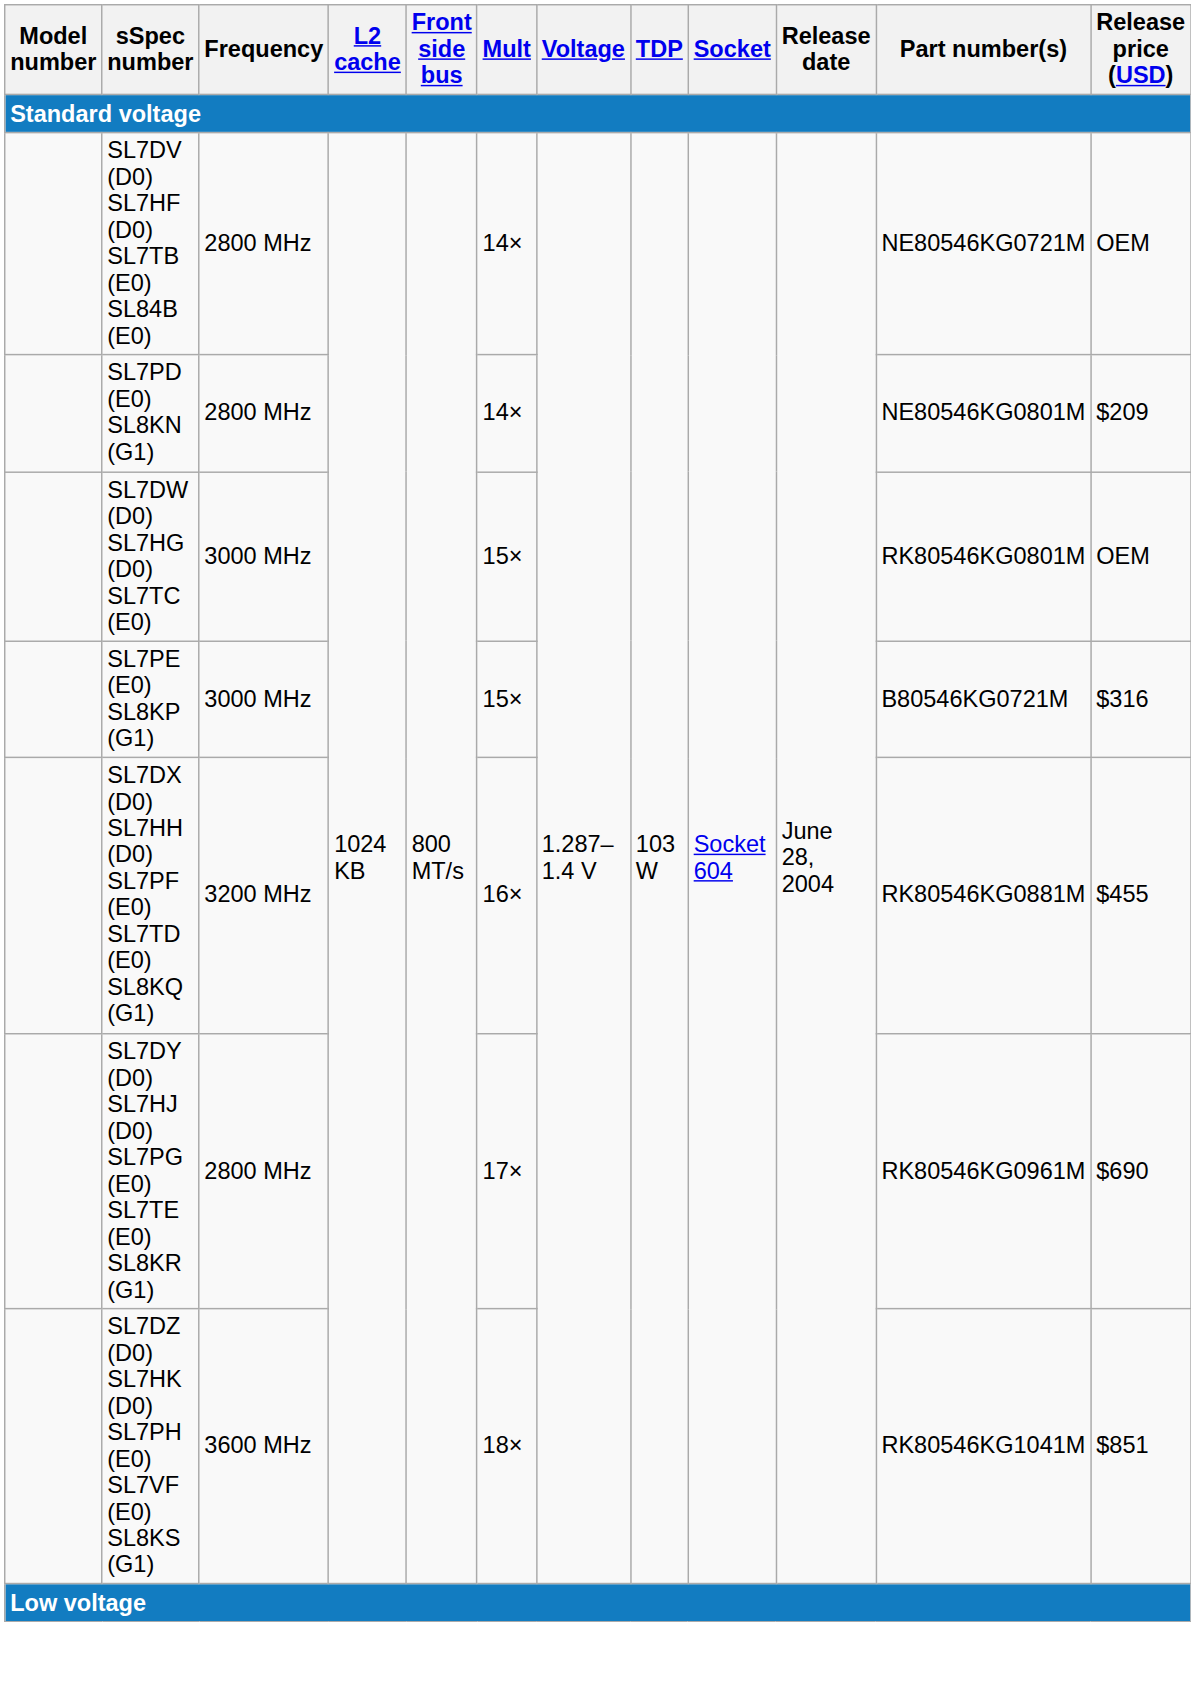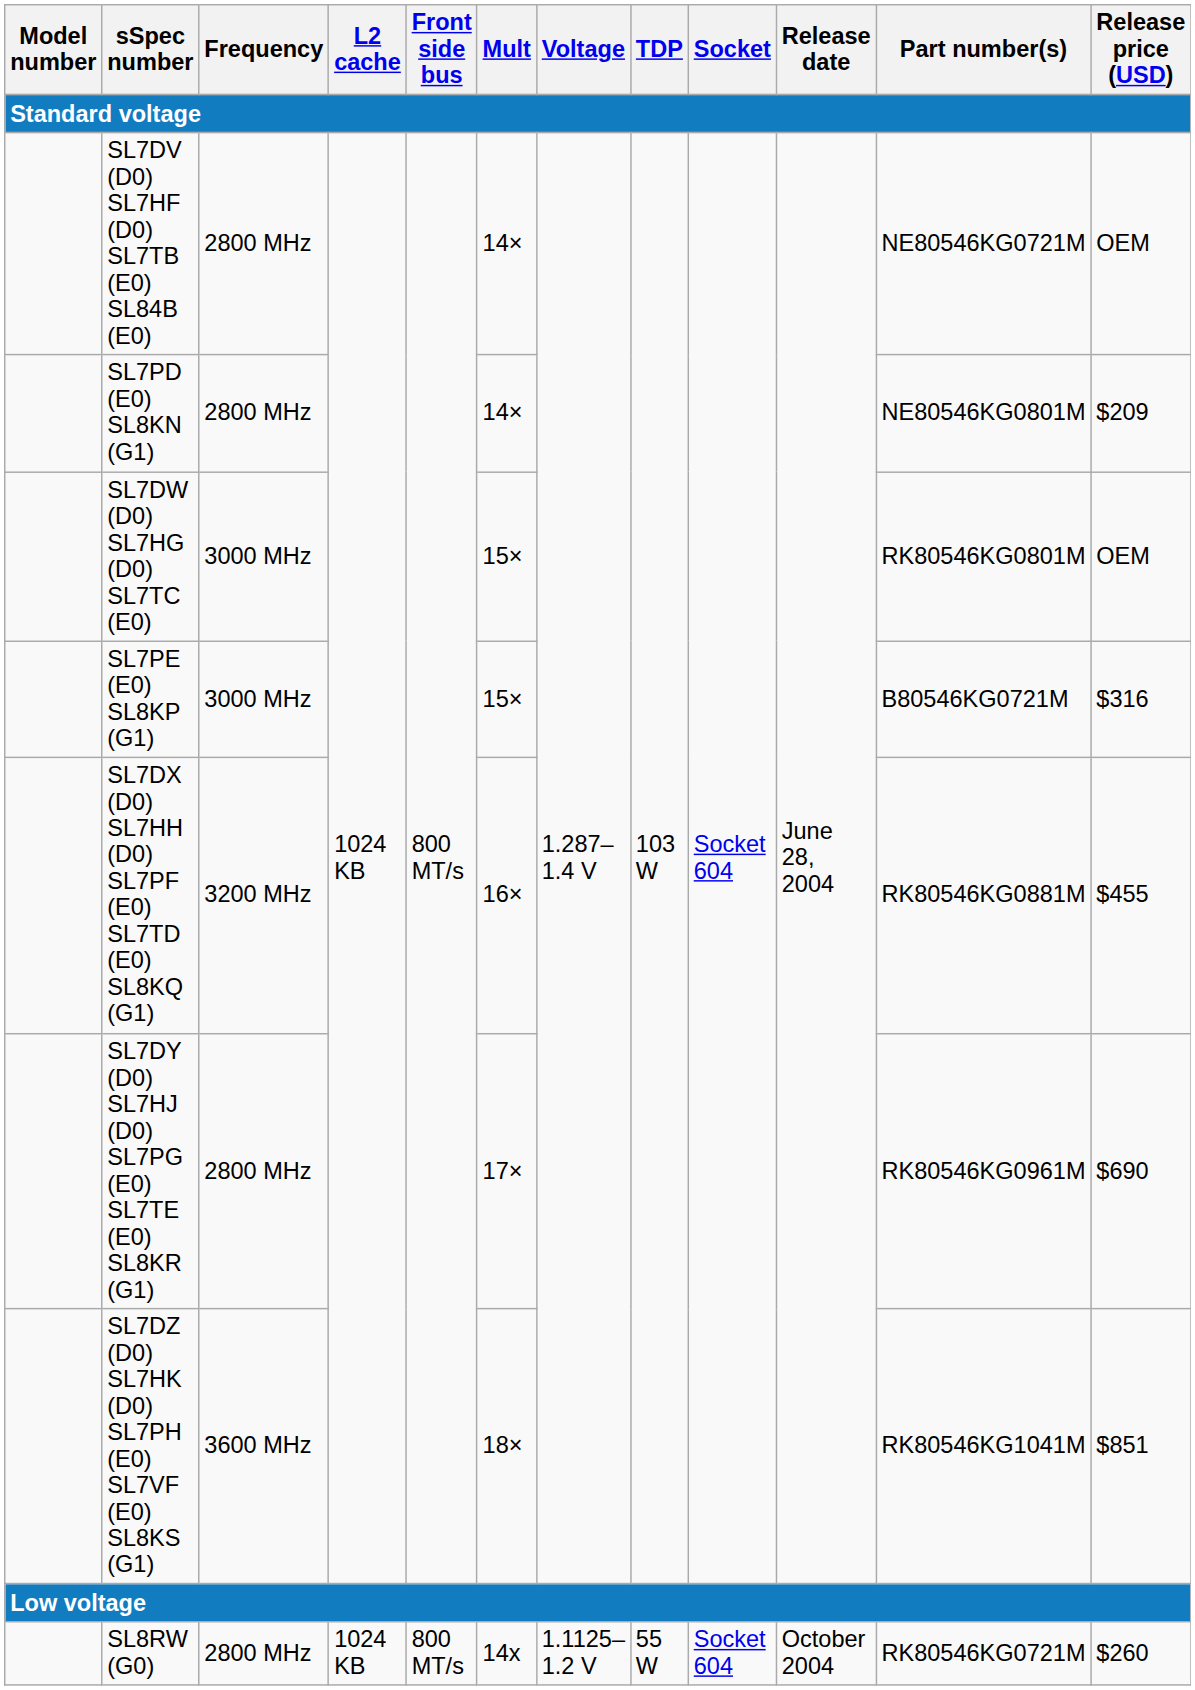+ row: (148, 1653)
